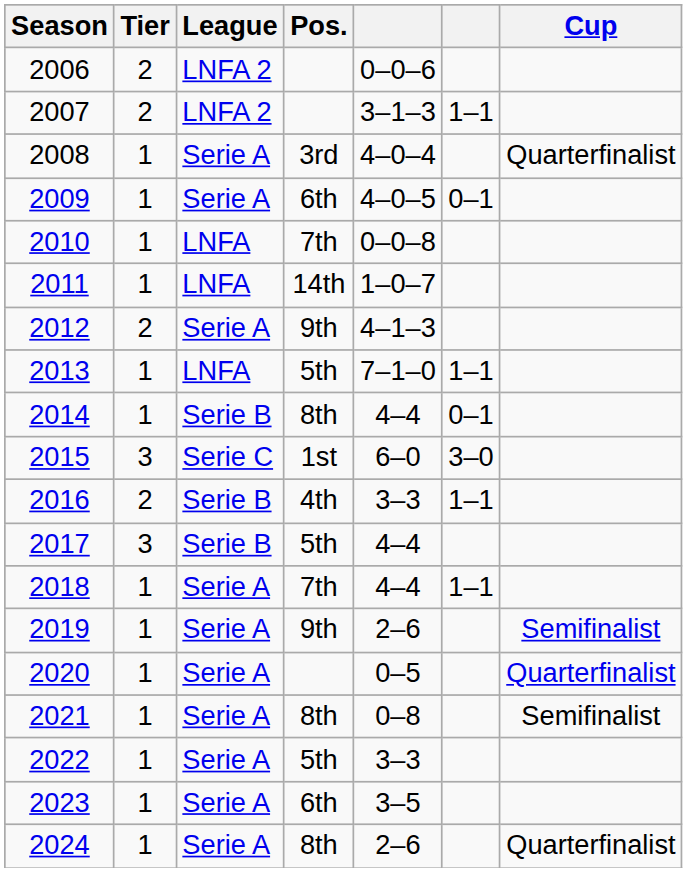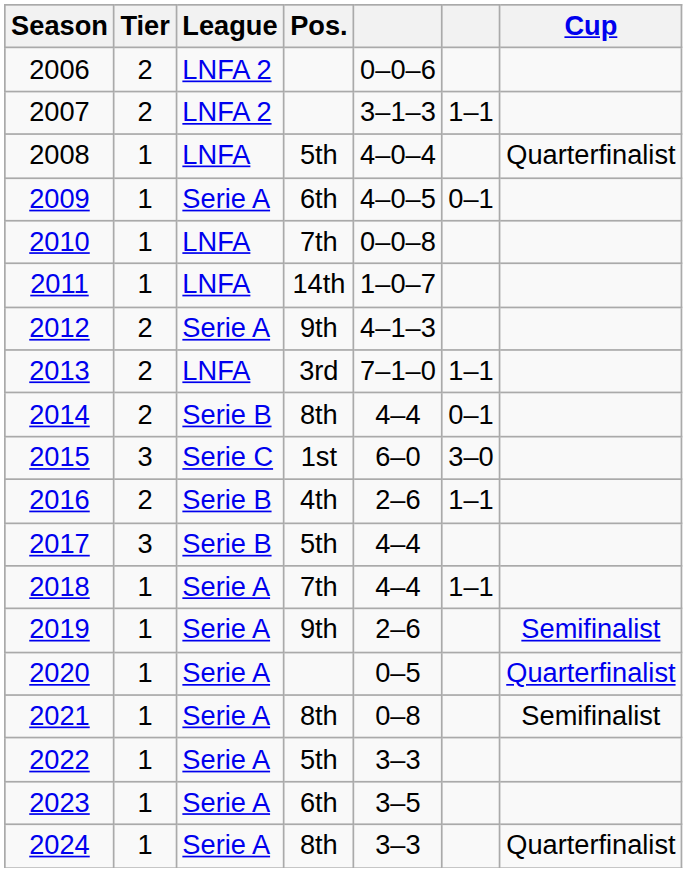(226, 155) Serie A -> (216, 155) LNFA
(319, 155) 3rd -> (319, 155) 5th
(145, 371) 1 -> (145, 371) 2
(319, 371) 5th -> (319, 371) 3rd
(145, 414) 1 -> (145, 414) 2
(398, 500) 3–3 -> (398, 500) 2–6
(398, 845) 2–6 -> (398, 845) 3–3
